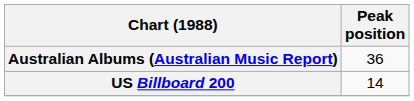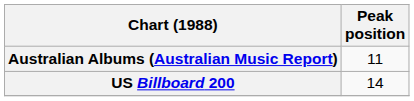(375, 58) 36 -> (375, 58) 11
